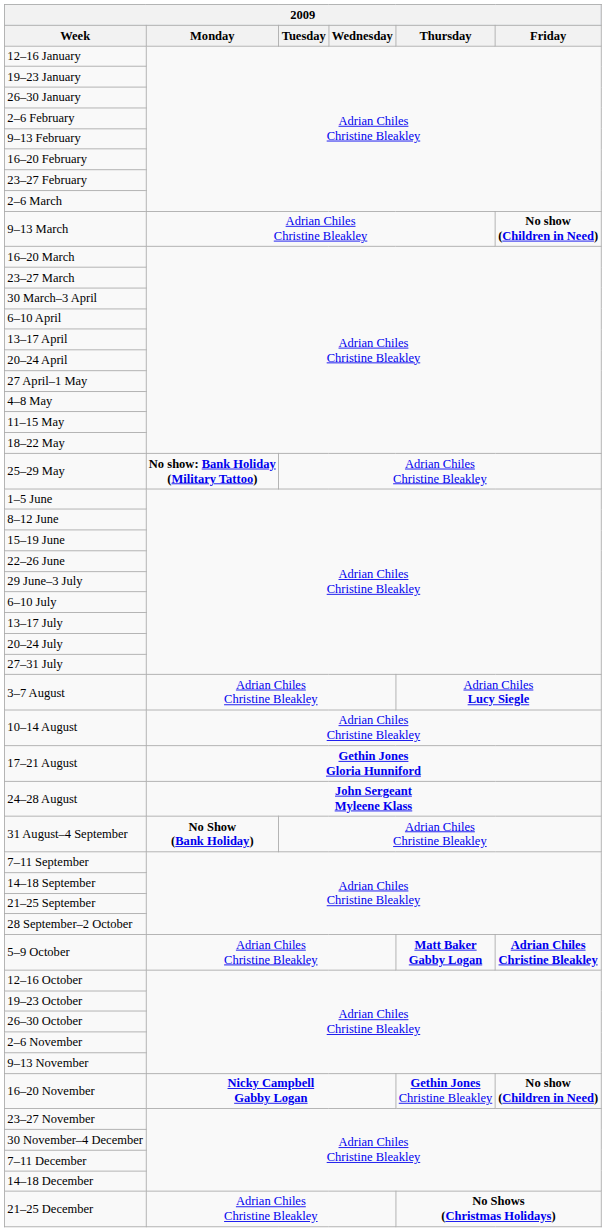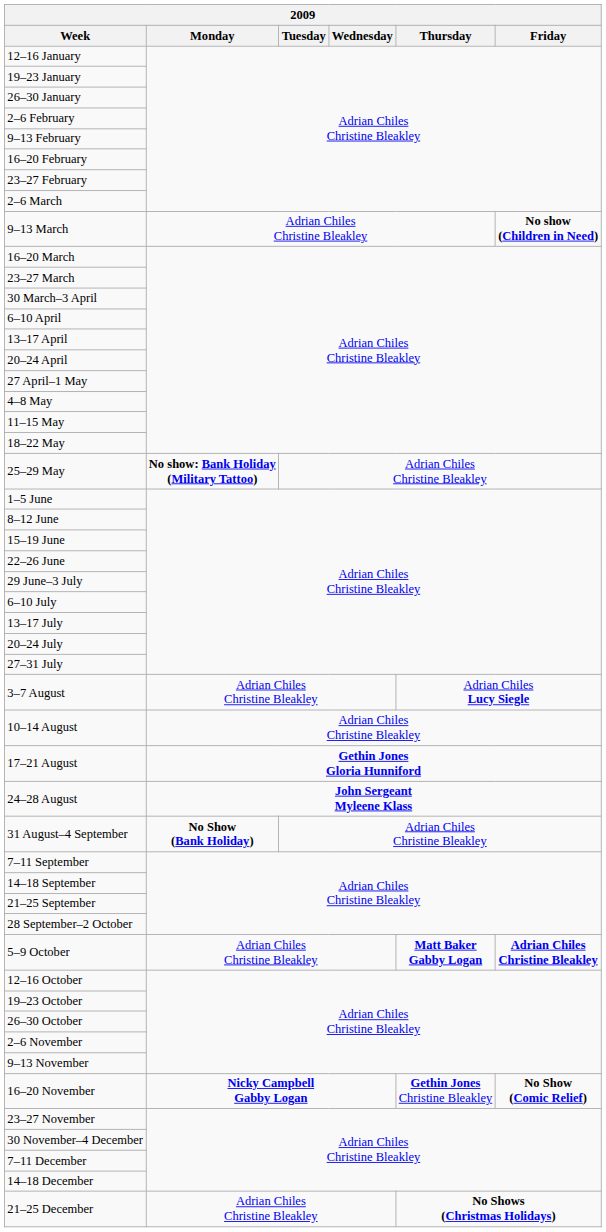(548, 1091) No show (Children in Need) -> (548, 1091) No Show (Comic Relief)
